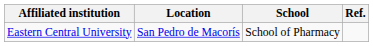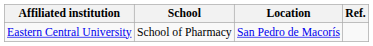columns swapped: (293, 13) <-> (188, 13)
